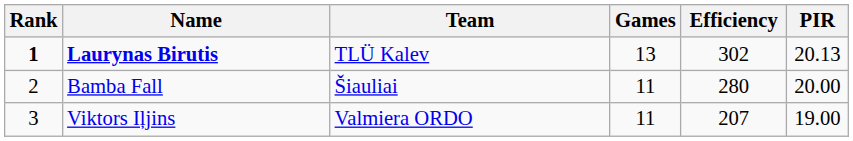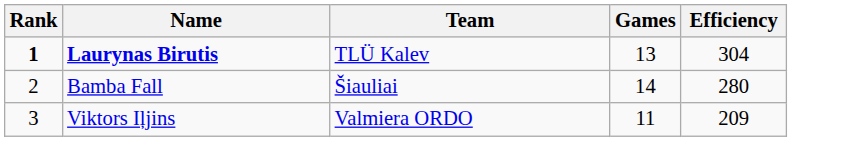- column: (817, 20)
(734, 53) 302 -> (734, 53) 304
(645, 86) 11 -> (645, 86) 14
(734, 119) 207 -> (734, 119) 209
